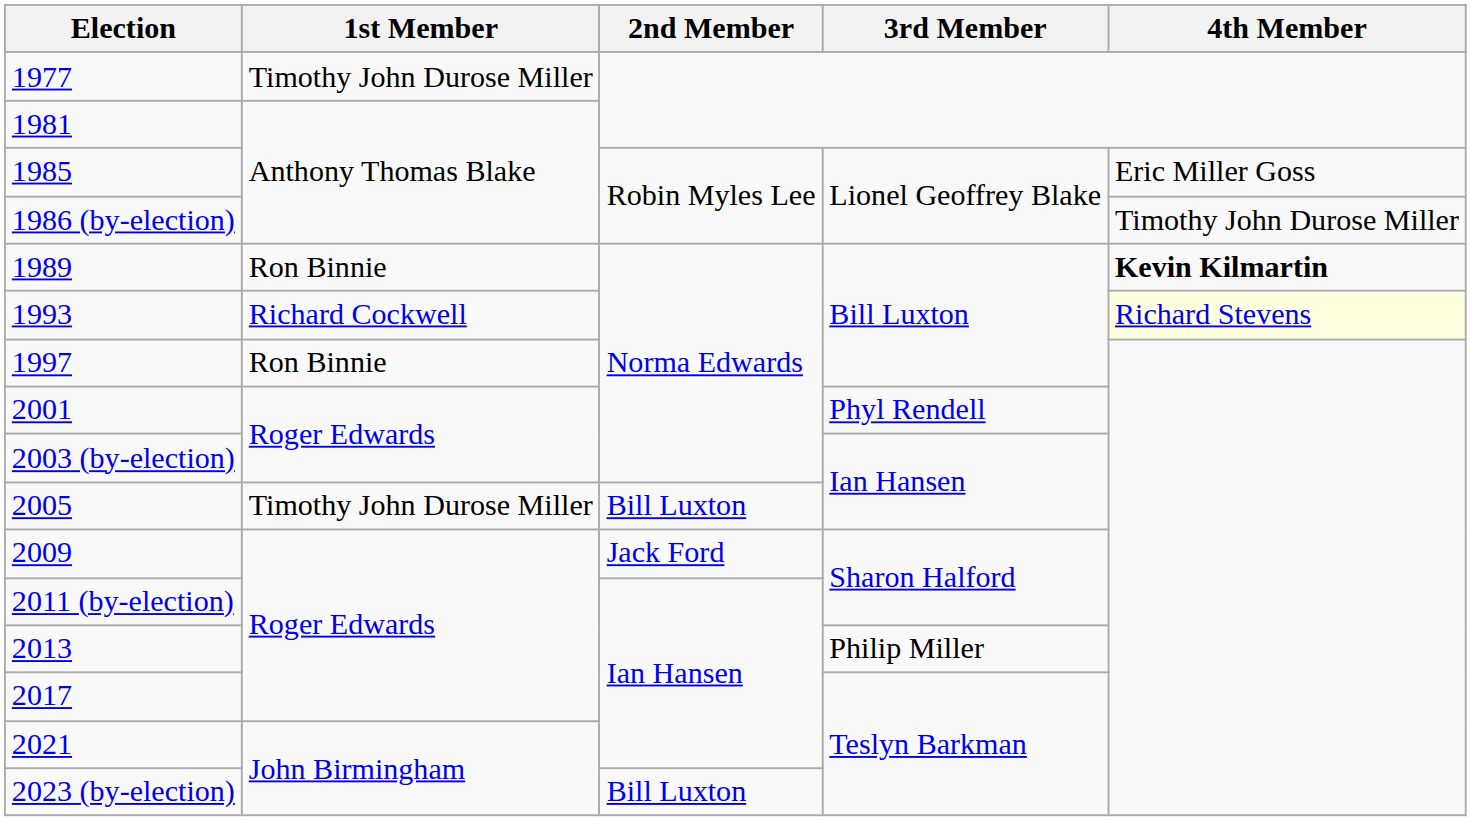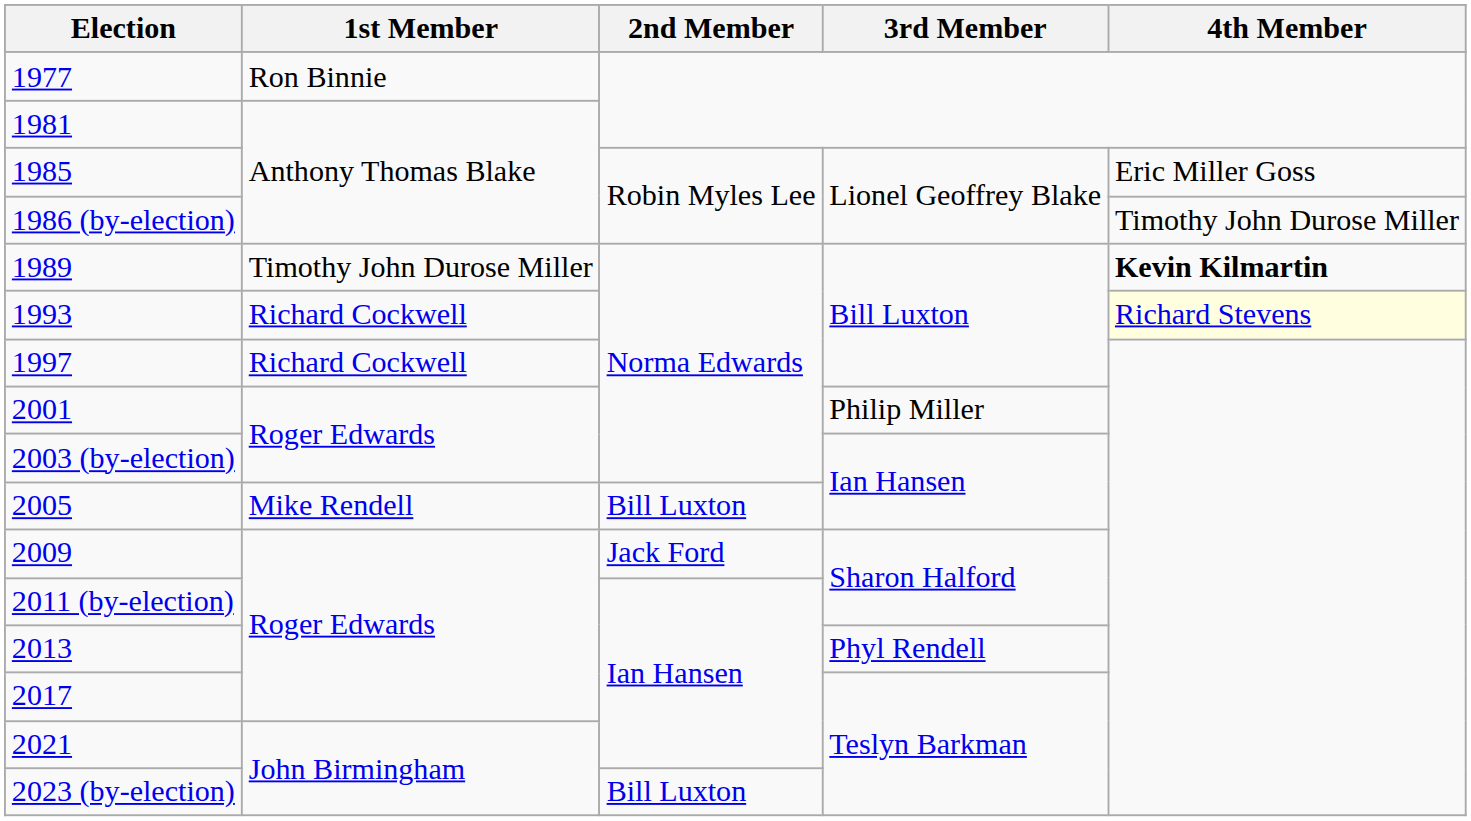(421, 76) Timothy John Durose Miller -> (318, 76) Ron Binnie
(318, 266) Ron Binnie -> (421, 266) Timothy John Durose Miller
(318, 362) Ron Binnie -> (358, 362) Richard Cockwell
(907, 409) Phyl Rendell -> (907, 409) Philip Miller
(421, 505) Timothy John Durose Miller -> (331, 505) Mike Rendell
(907, 648) Philip Miller -> (907, 648) Phyl Rendell
